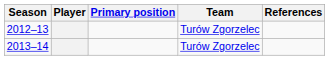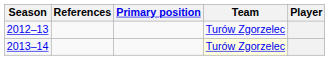columns swapped: (70, 13) <-> (293, 13)
(220, 47) no background -> (245, 47) lightyellow background
